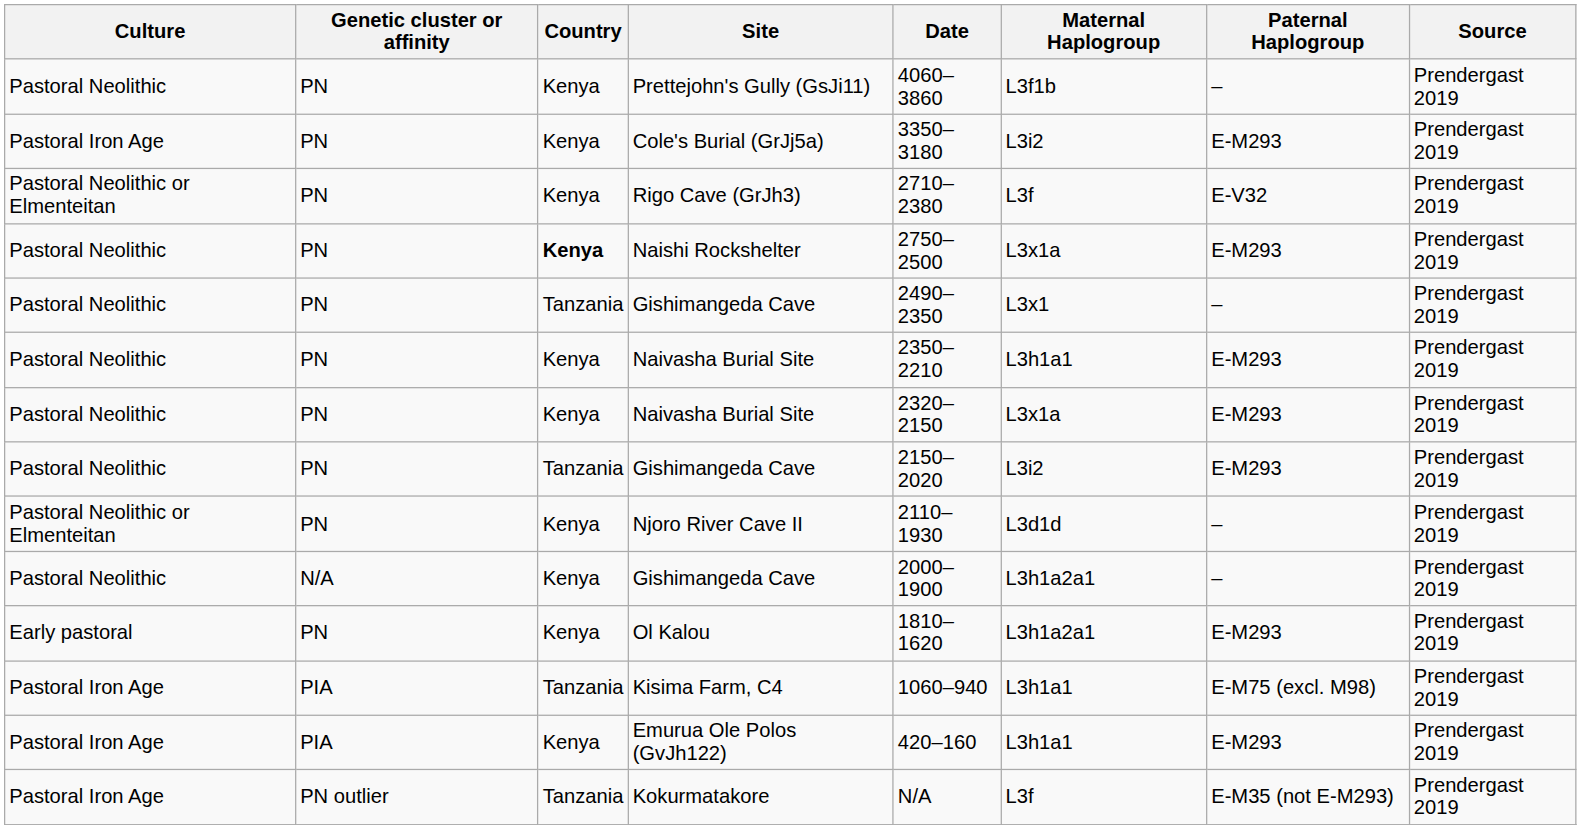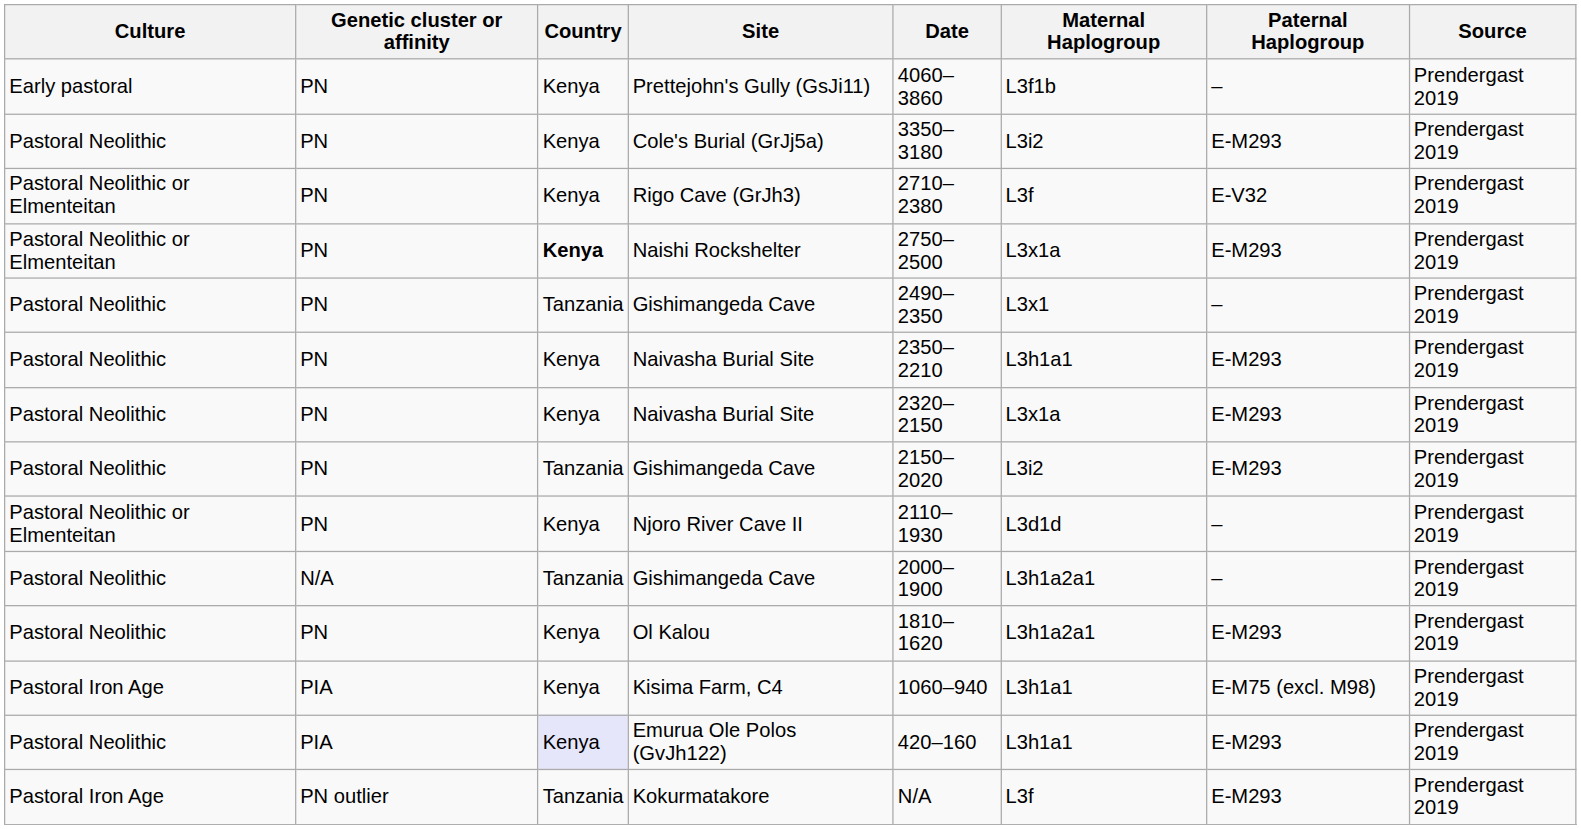(88, 86) Pastoral Neolithic -> (71, 86) Early pastoral
(87, 141) Pastoral Iron Age -> (88, 141) Pastoral Neolithic
(88, 250) Pastoral Neolithic -> (99, 250) Pastoral Neolithic or Elmenteitan
(571, 578) Kenya -> (583, 578) Tanzania
(71, 633) Early pastoral -> (88, 633) Pastoral Neolithic
(583, 687) Tanzania -> (571, 687) Kenya
(87, 742) Pastoral Iron Age -> (88, 742) Pastoral Neolithic
(571, 742) no background -> (571, 742) lavender background
(1303, 796) E-M35 (not E-M293) -> (1246, 796) E-M293
